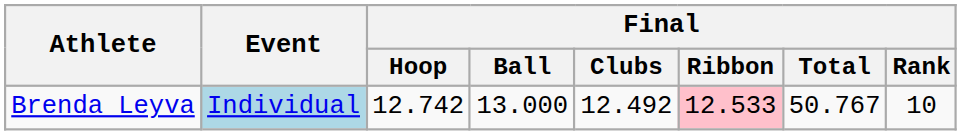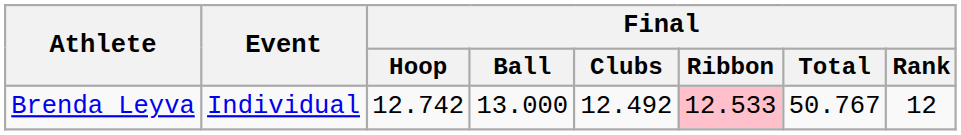(284, 107) lightblue background -> (284, 107) no background
(922, 107) 10 -> (922, 107) 12
